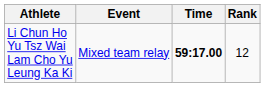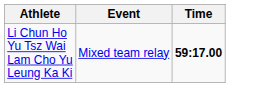- column: (242, 14)
